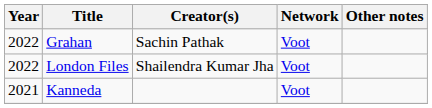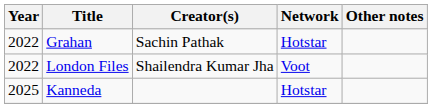(295, 41) Voot -> (304, 41) Hotstar
(24, 90) 2021 -> (24, 90) 2025
(295, 90) Voot -> (304, 90) Hotstar
